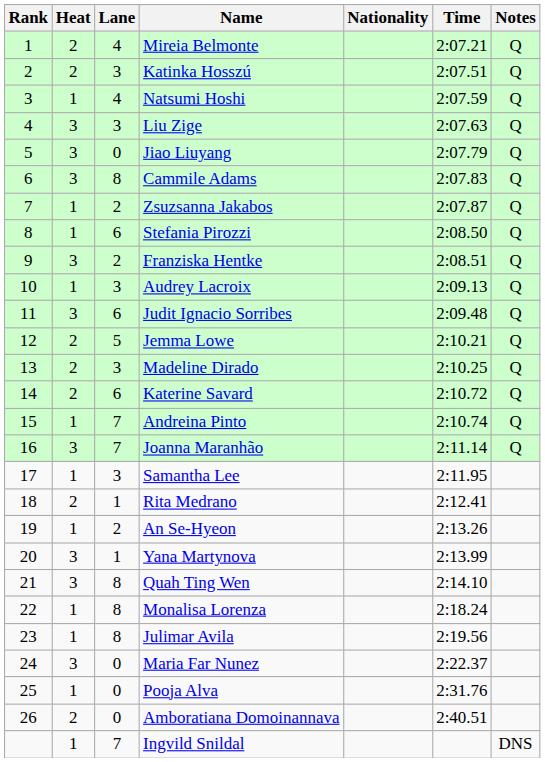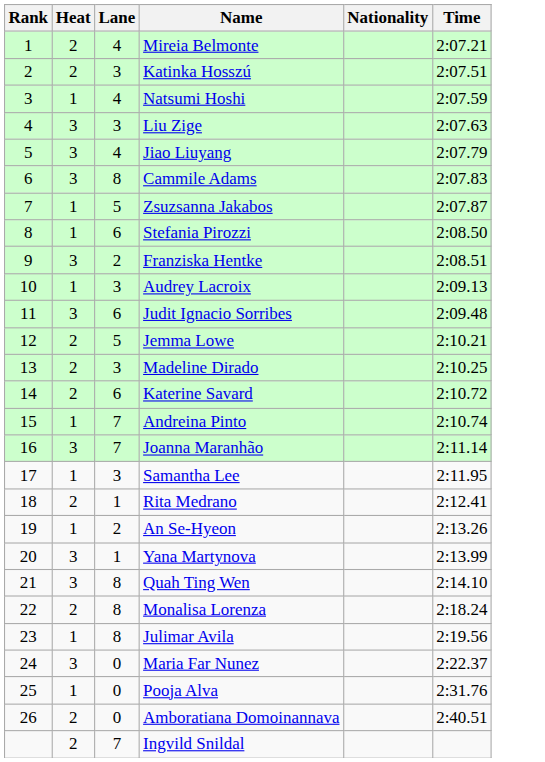- column: (516, 17)
(117, 152) 0 -> (117, 152) 4
(117, 206) 2 -> (117, 206) 5
(73, 609) 1 -> (73, 609) 2
(73, 744) 1 -> (73, 744) 2
